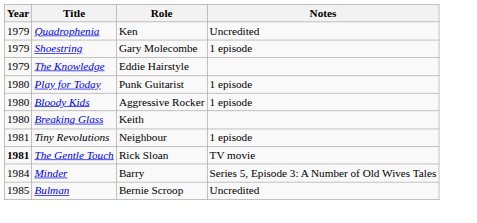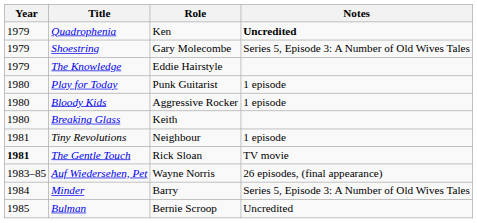(234, 31) normal -> (270, 31) bold
(231, 48) 1 episode -> (357, 48) Series 5, Episode 3: A Number of Old Wives Tales
+ row: (99, 173)
